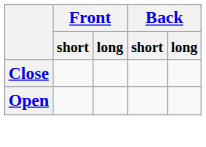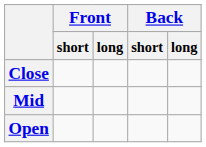+ row: (29, 100)
